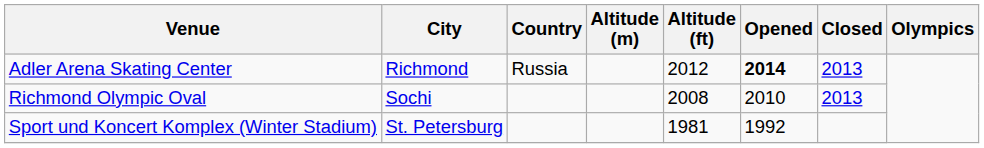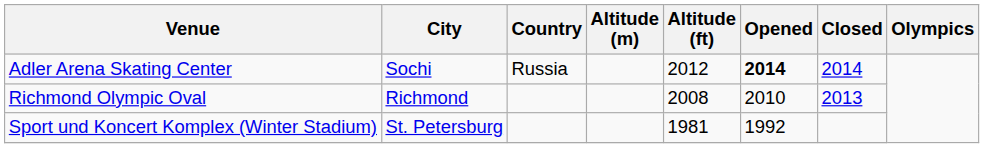(427, 68) Richmond -> (408, 68) Sochi
(842, 68) 2013 -> (842, 68) 2014
(408, 98) Sochi -> (427, 98) Richmond
